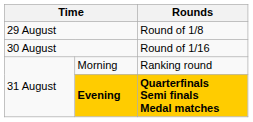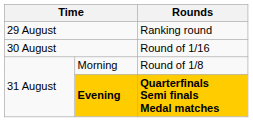(172, 30) Round of 1/8 -> (176, 30) Ranking round
(176, 65) Ranking round -> (172, 65) Round of 1/8
